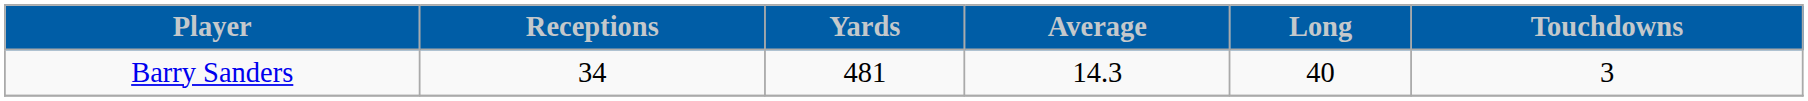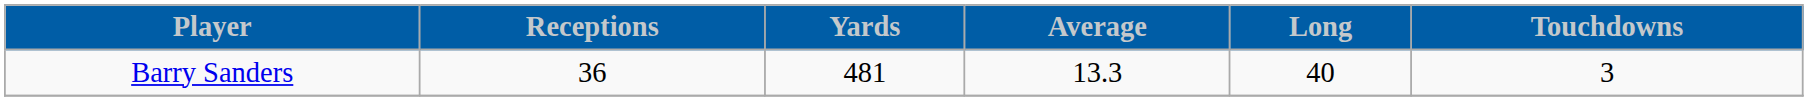(592, 72) 34 -> (592, 72) 36
(1097, 72) 14.3 -> (1097, 72) 13.3
